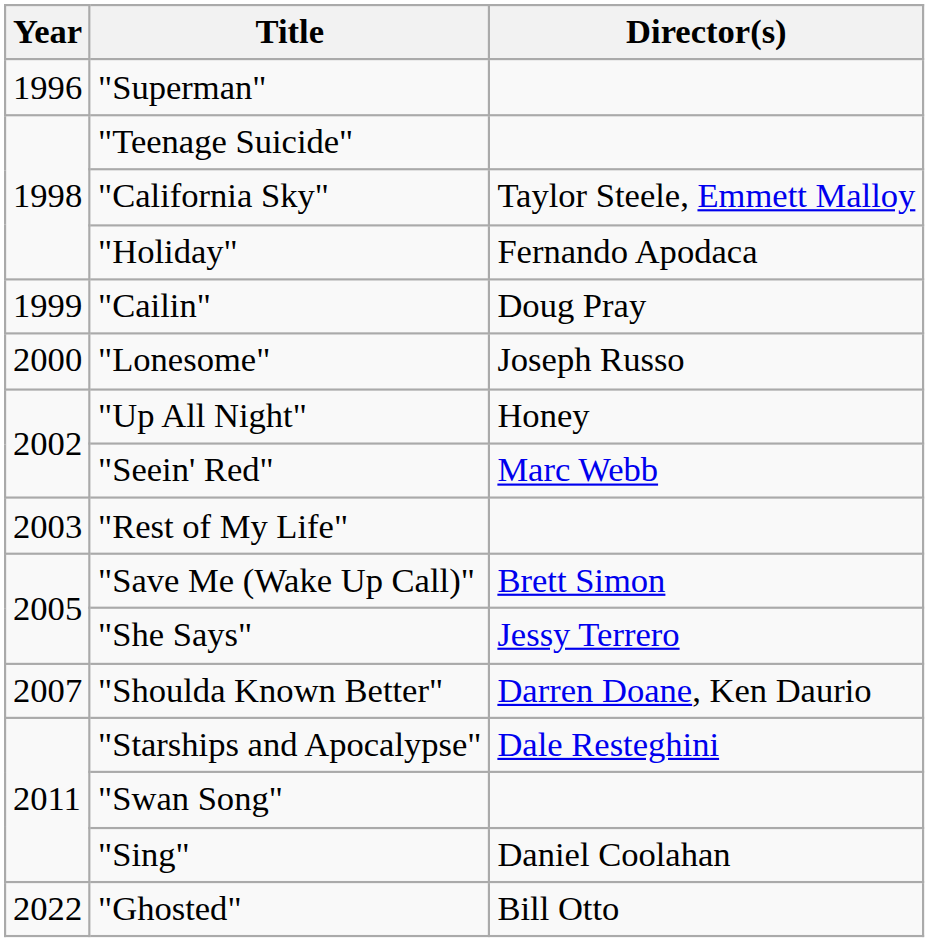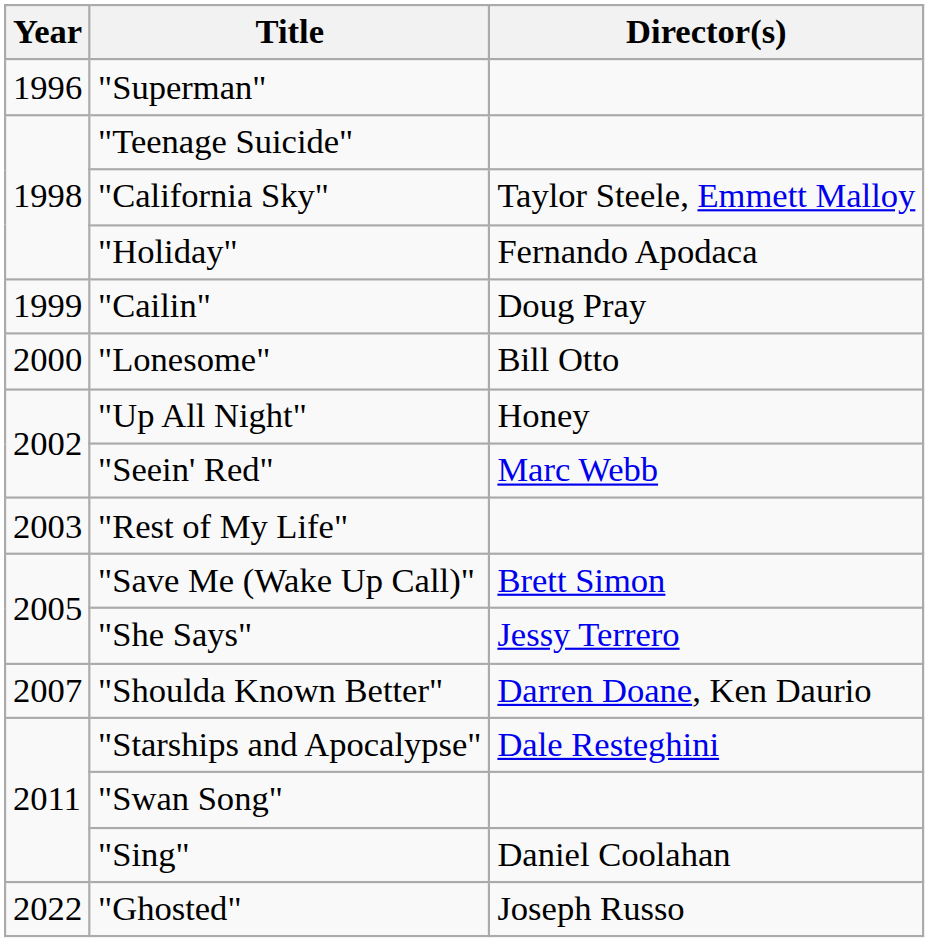(591, 360) Joseph Russo -> (558, 360) Bill Otto
(558, 908) Bill Otto -> (591, 908) Joseph Russo
